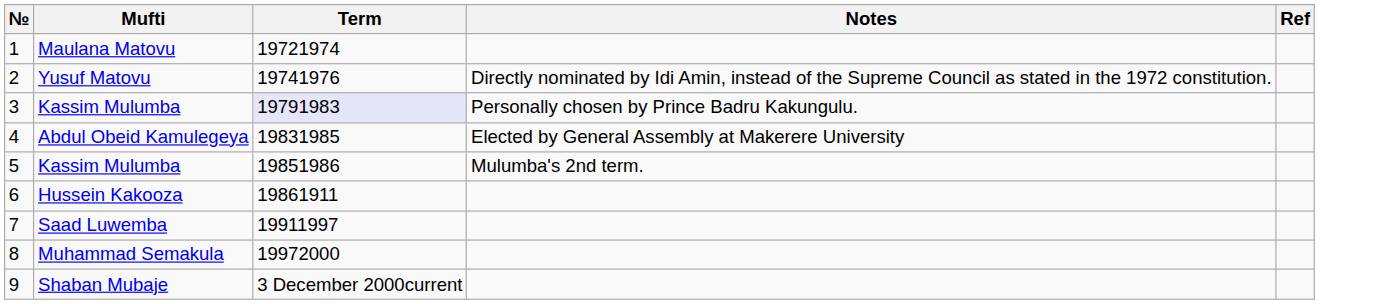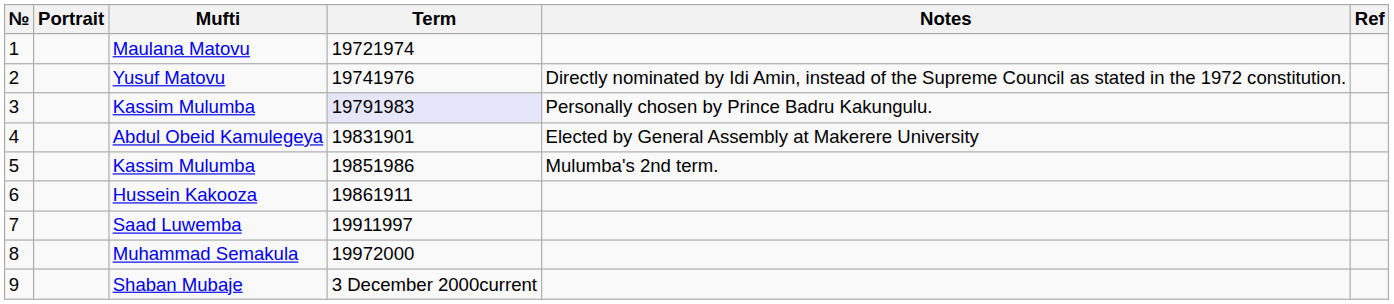+ column: (71, 19)
(298, 136) 19831985 -> (373, 136) 19831901
